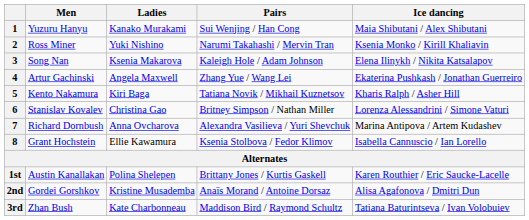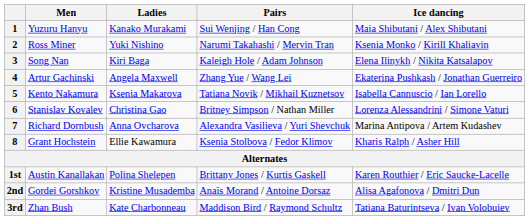(145, 61) Ksenia Makarova -> (129, 61) Kiri Baga
(129, 93) Kiri Baga -> (145, 93) Ksenia Makarova
(407, 93) Kharis Ralph / Asher Hill -> (421, 93) Isabella Cannuscio / Ian Lorello
(421, 142) Isabella Cannuscio / Ian Lorello -> (407, 142) Kharis Ralph / Asher Hill
